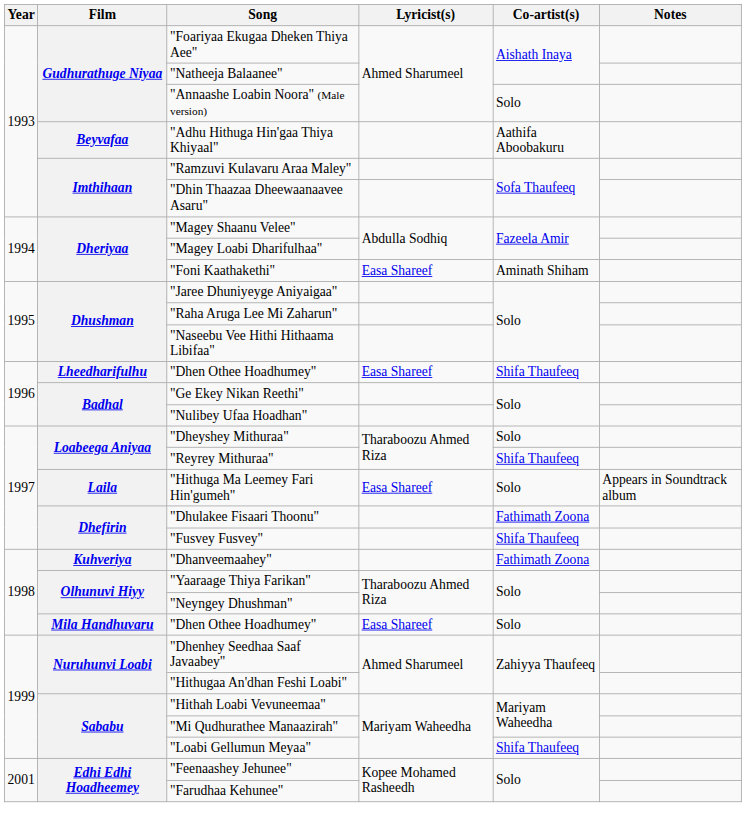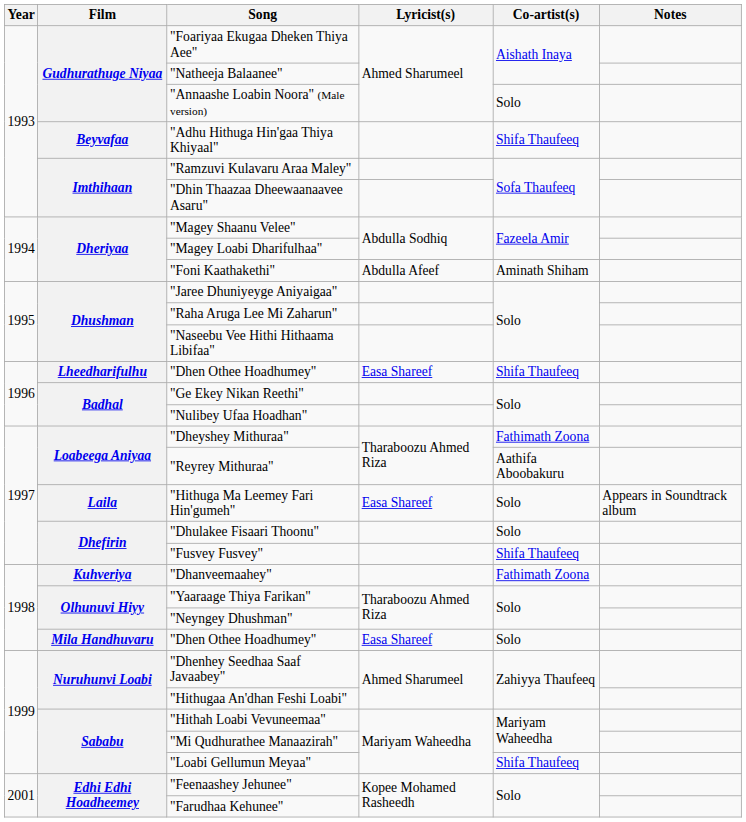(530, 139) Aathifa Aboobakuru -> (538, 139) Shifa Thaufeeq
(397, 270) Easa Shareef -> (400, 270) Abdulla Afeef
(508, 436) Solo -> (543, 436) Fathimath Zoona
(538, 458) Shifa Thaufeeq -> (530, 466) Aathifa Aboobakuru
(543, 516) Fathimath Zoona -> (508, 532) Solo
